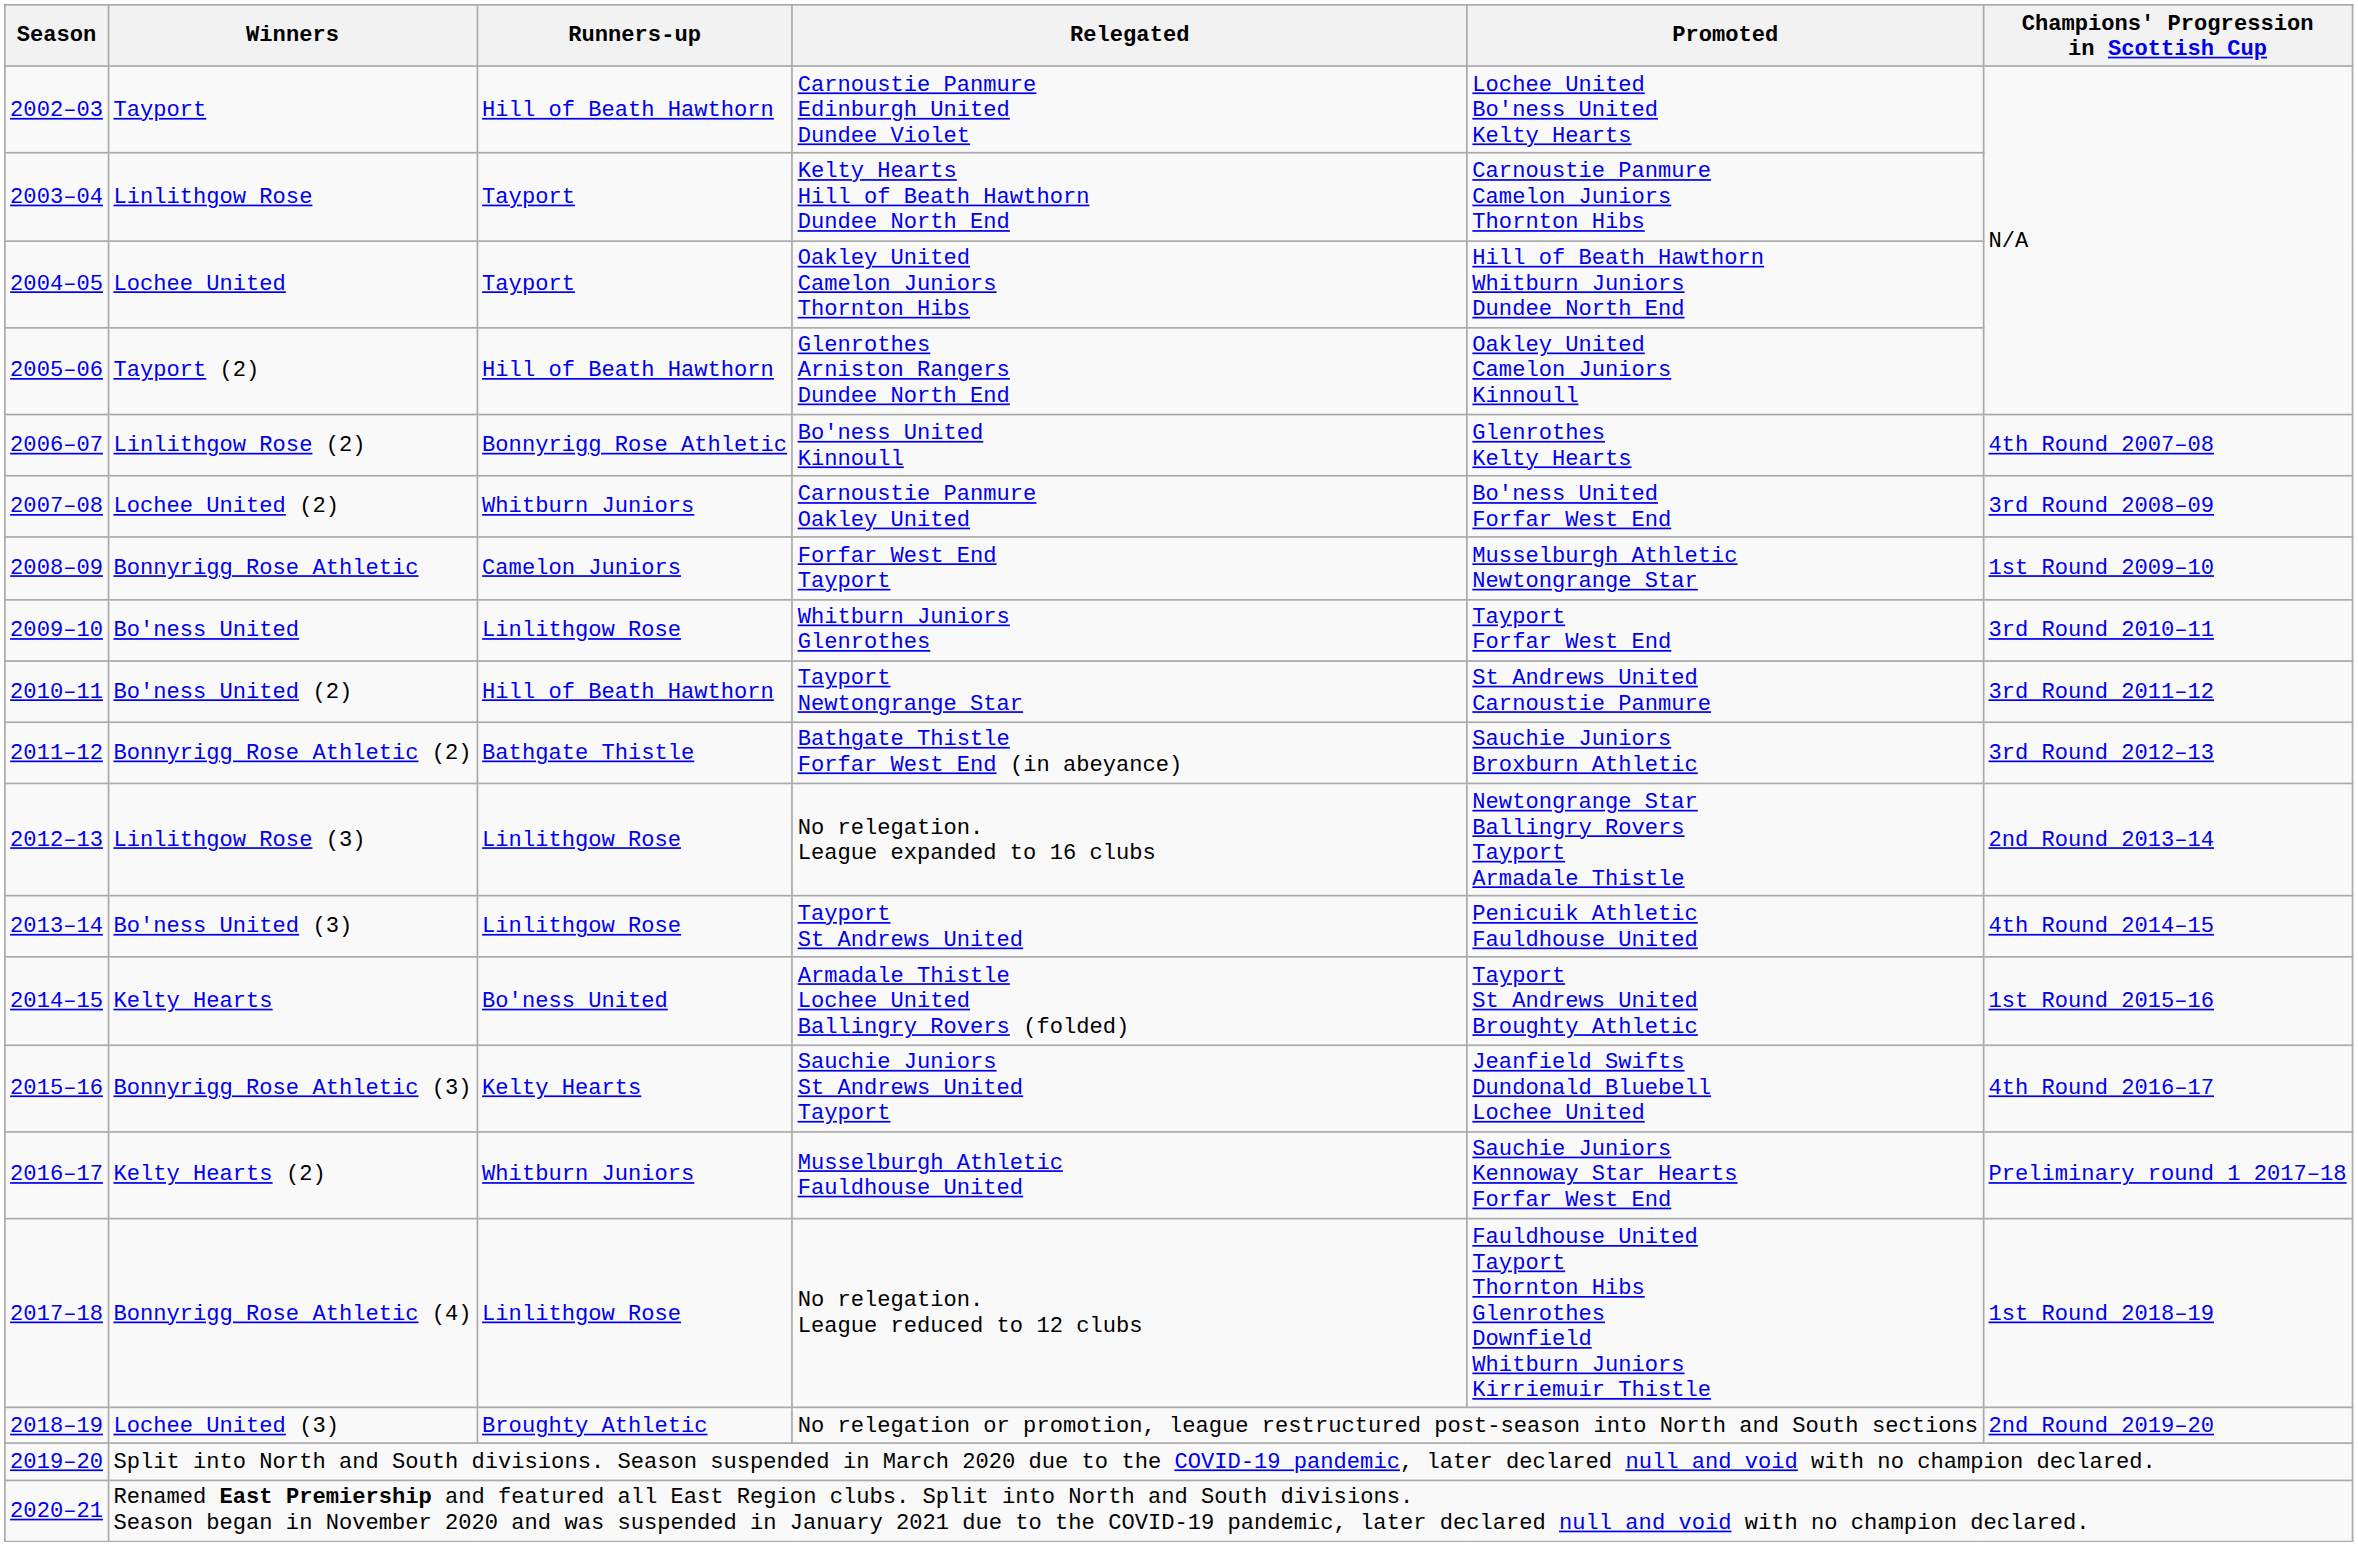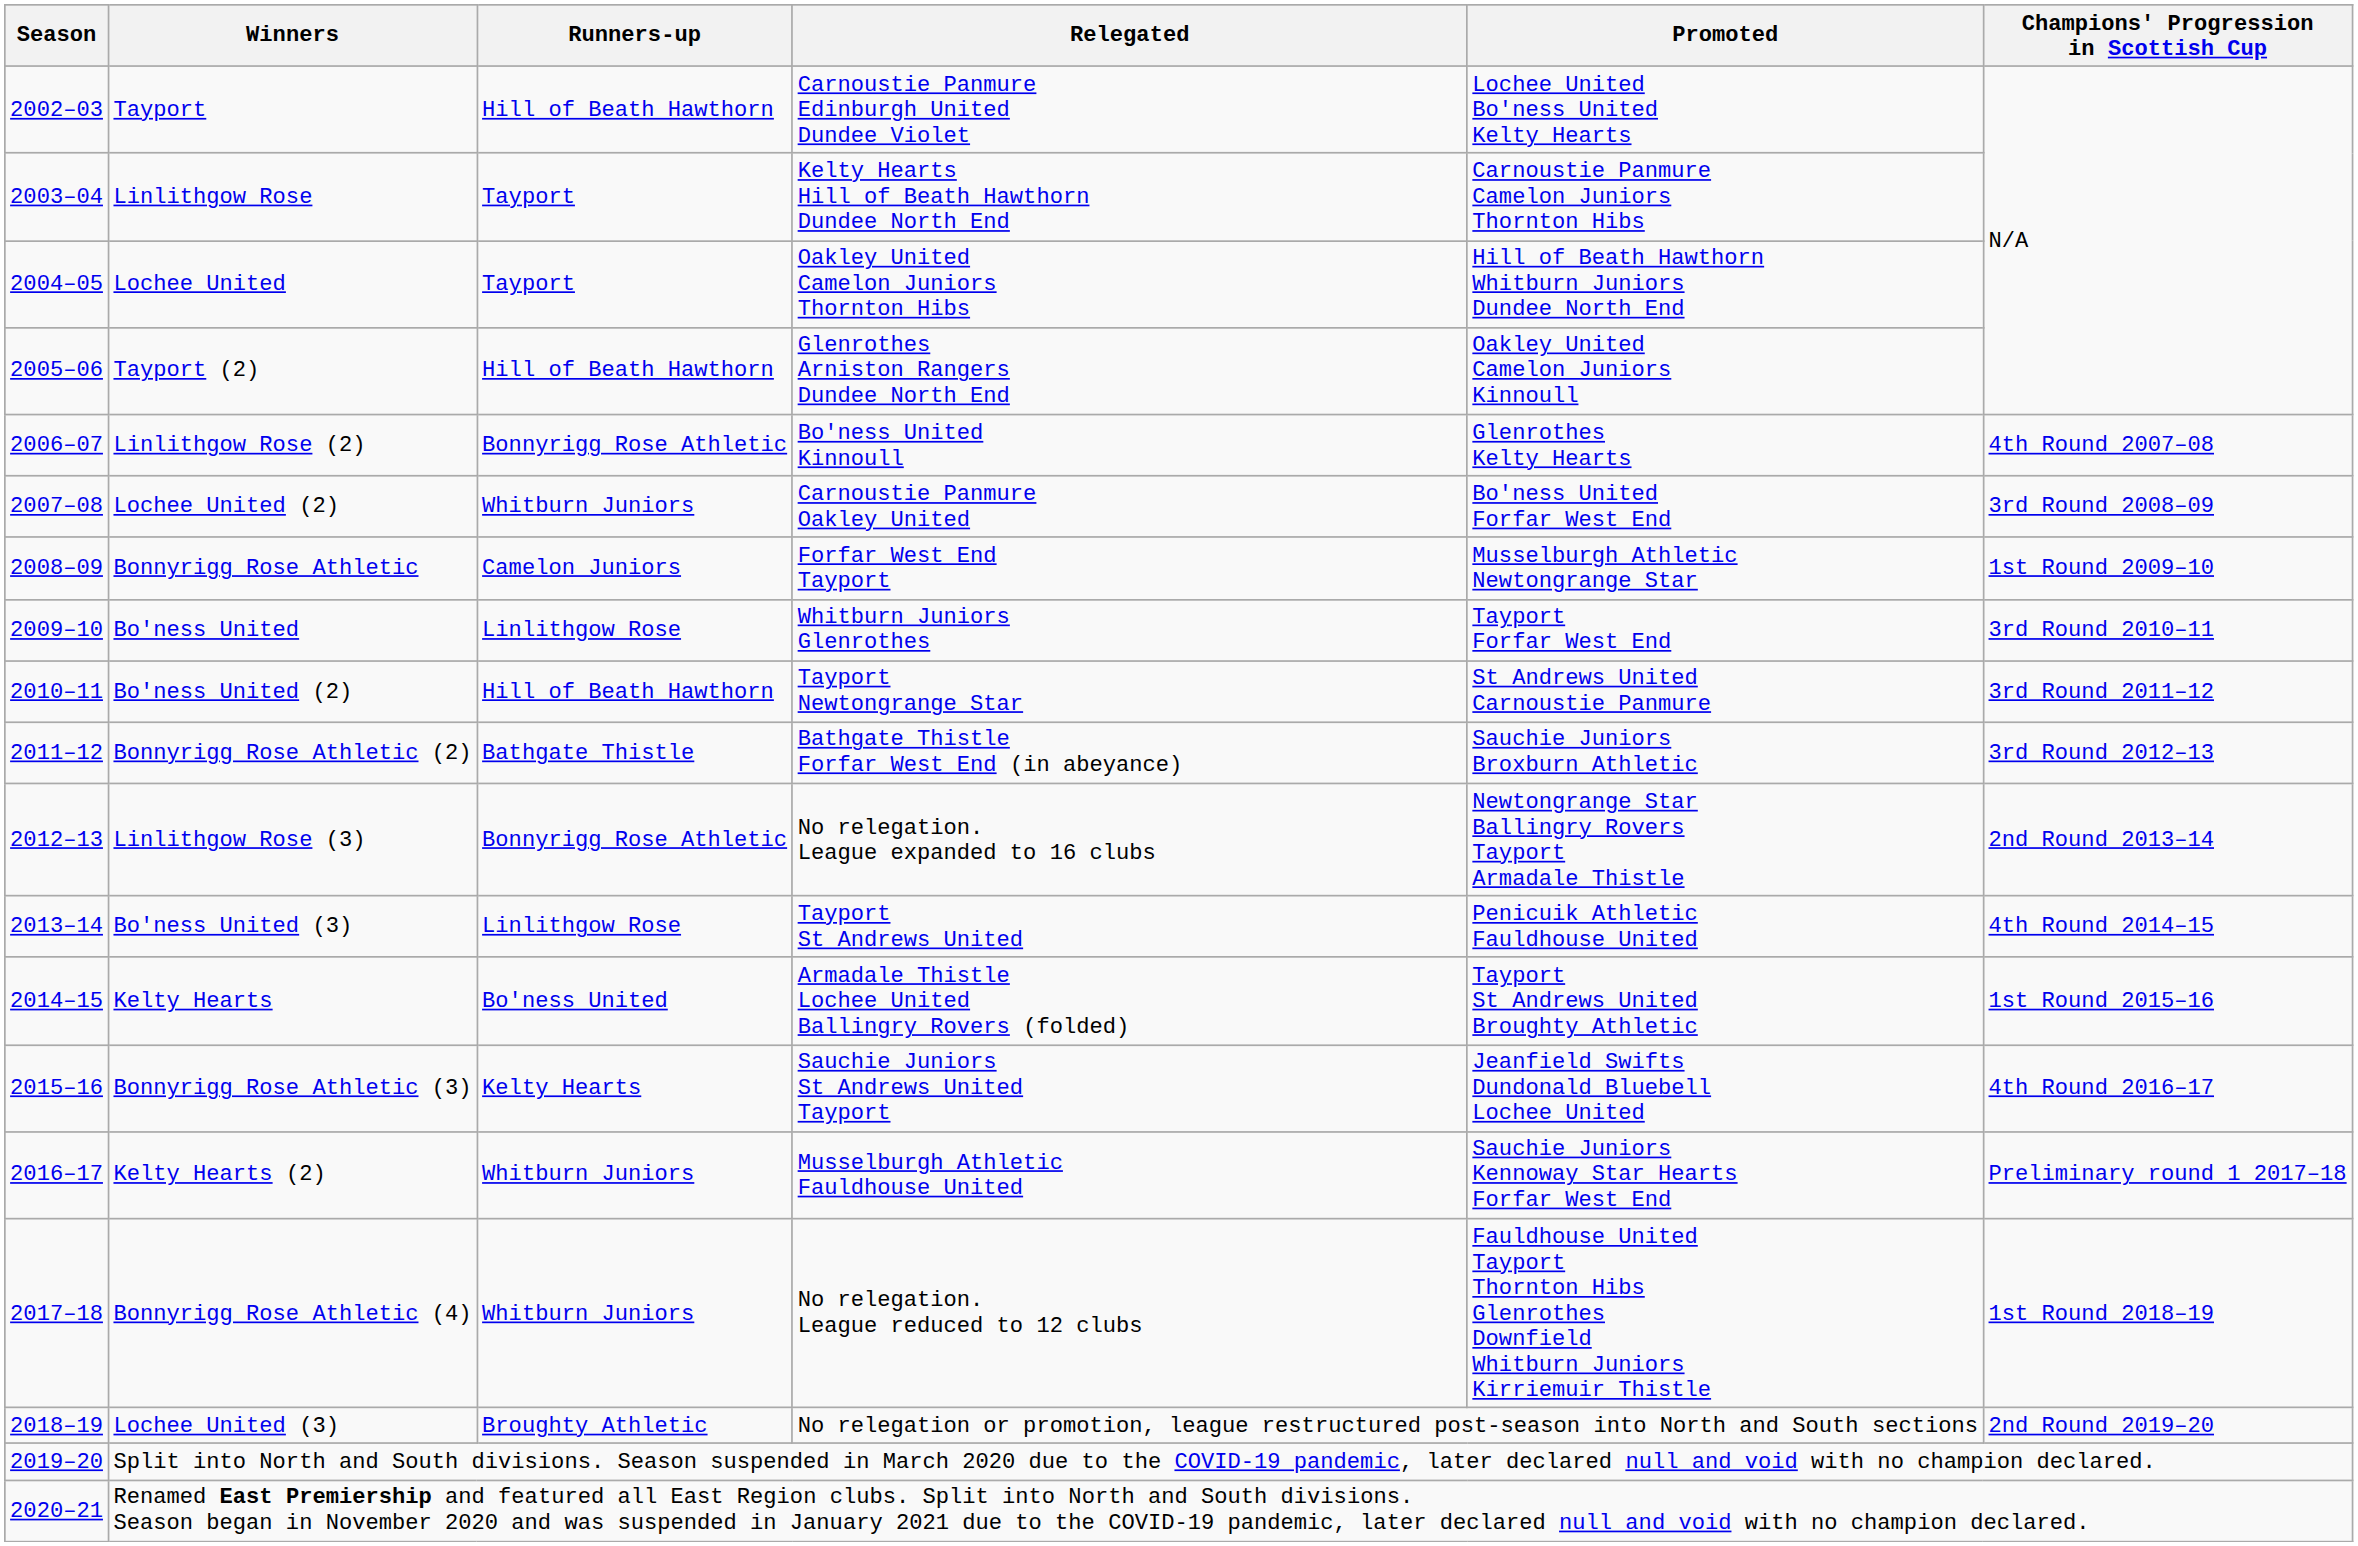(582, 840) Linlithgow Rose -> (635, 840) Bonnyrigg Rose Athletic
(582, 1313) Linlithgow Rose -> (588, 1313) Whitburn Juniors
